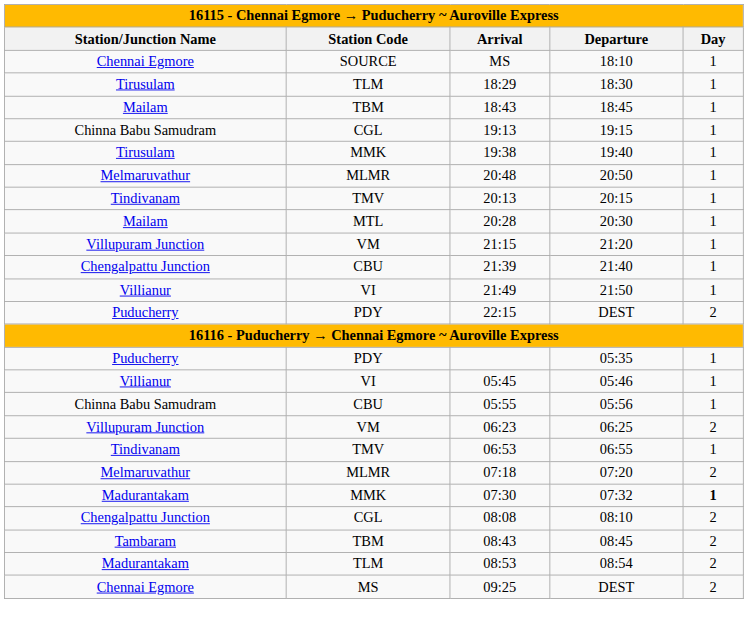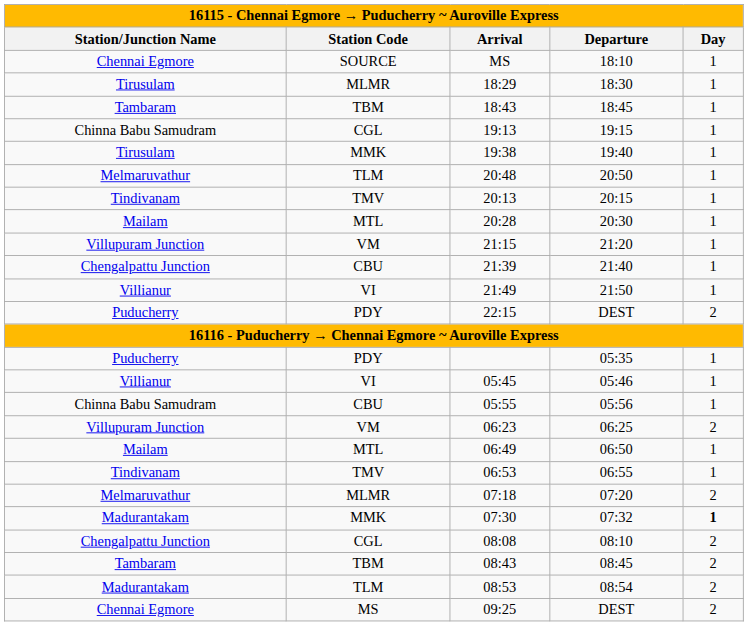(368, 84) TLM -> (368, 84) MLMR
(145, 107) Mailam -> (145, 107) Tambaram
(368, 175) MLMR -> (368, 175) TLM
+ row: (500, 449)
